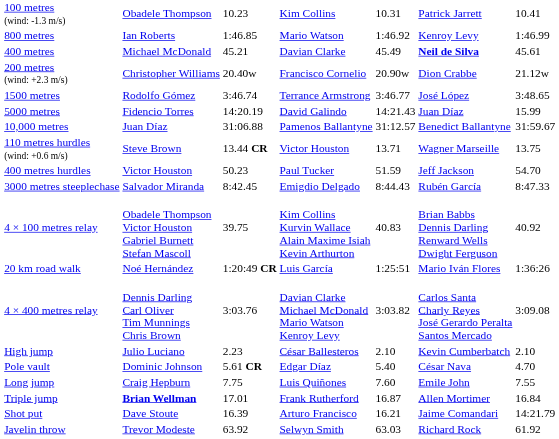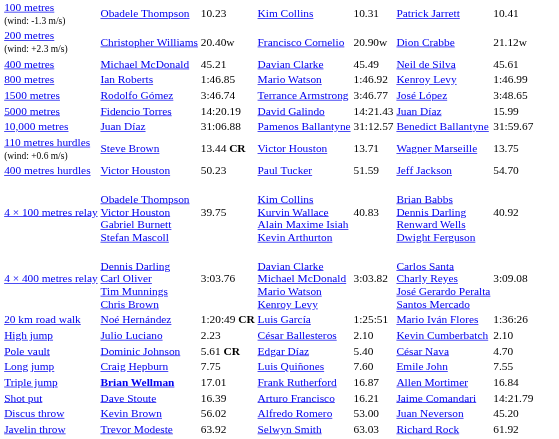rows swapped: (36, 73) <-> (29, 36)
(449, 51) bold -> (426, 64) normal
- row: (62, 186)
rows swapped: (51, 310) <-> (42, 268)
+ row: (34, 413)
